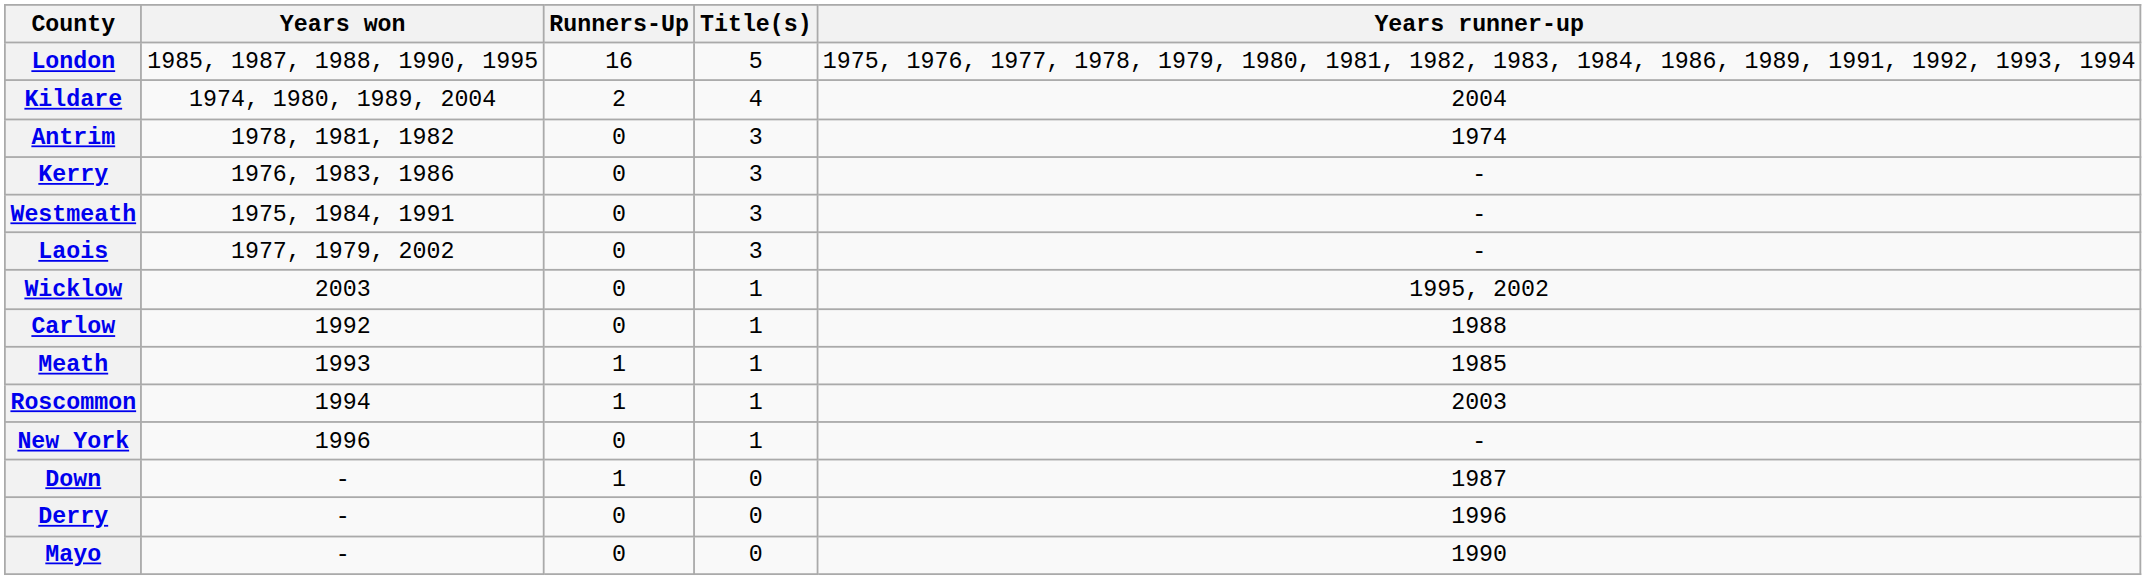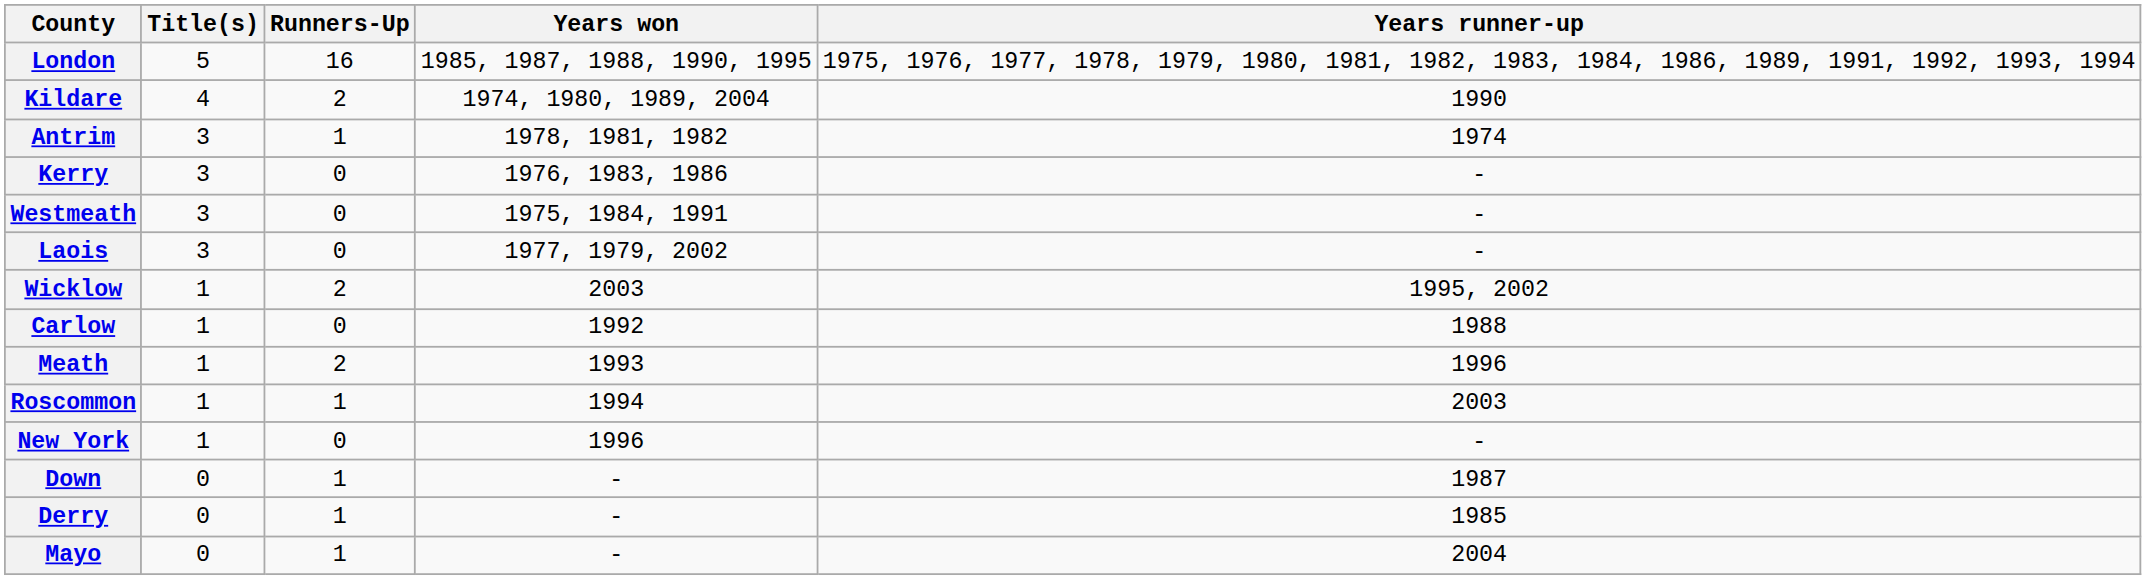columns swapped: (756, 24) <-> (343, 24)
(1479, 100) 2004 -> (1479, 100) 1990
(619, 138) 0 -> (340, 138) 1
(619, 289) 0 -> (340, 289) 2
(619, 365) 1 -> (340, 365) 2
(1479, 365) 1985 -> (1479, 365) 1996
(619, 517) 0 -> (340, 517) 1
(1479, 517) 1996 -> (1479, 517) 1985
(619, 555) 0 -> (340, 555) 1
(1479, 555) 1990 -> (1479, 555) 2004
